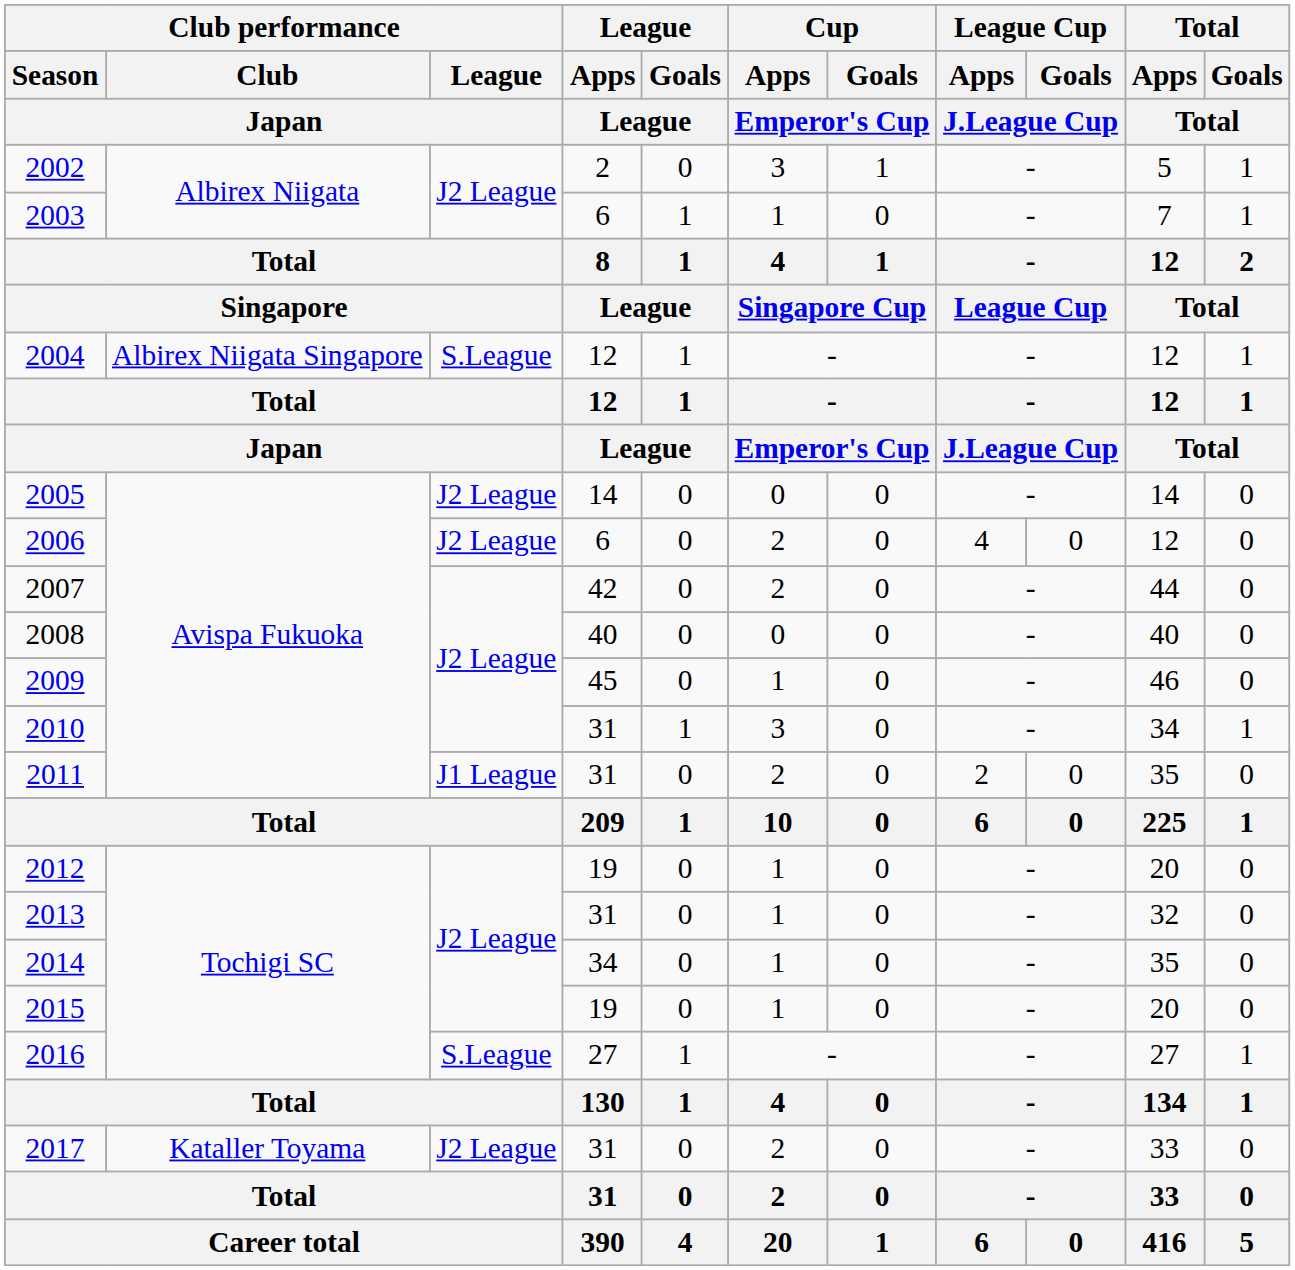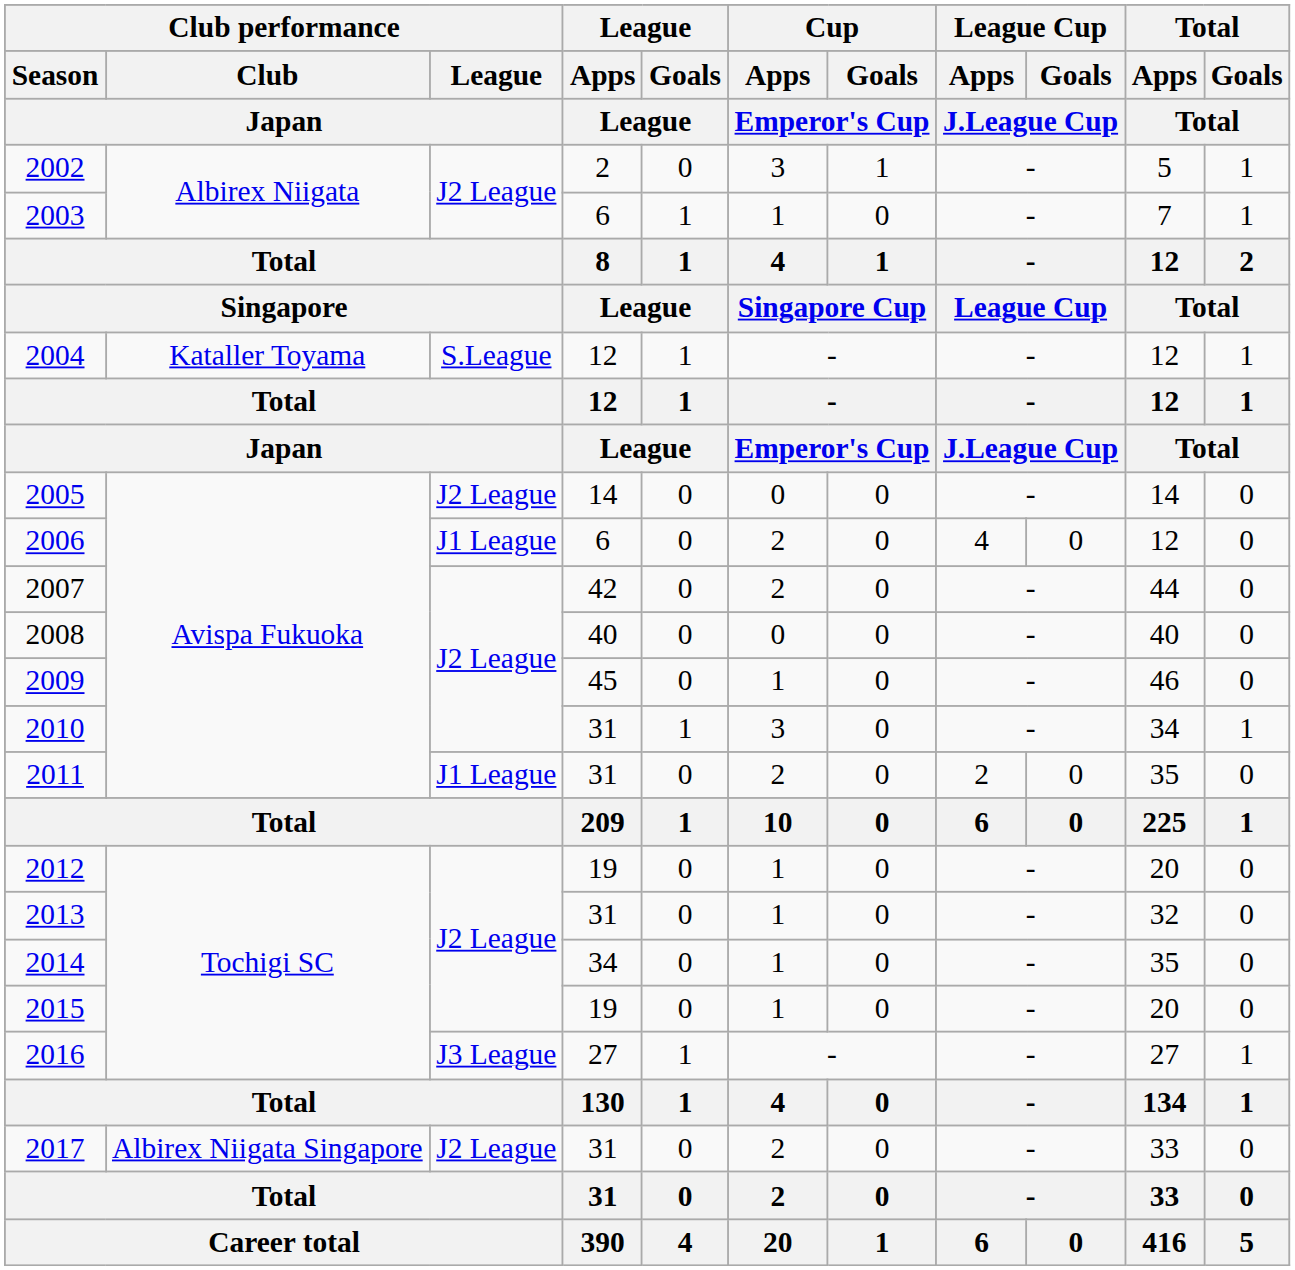(267, 354) Albirex Niigata Singapore -> (267, 354) Kataller Toyama
(496, 541) J2 League -> (496, 541) J1 League
(496, 1055) S.League -> (496, 1055) J3 League
(267, 1148) Kataller Toyama -> (267, 1148) Albirex Niigata Singapore
